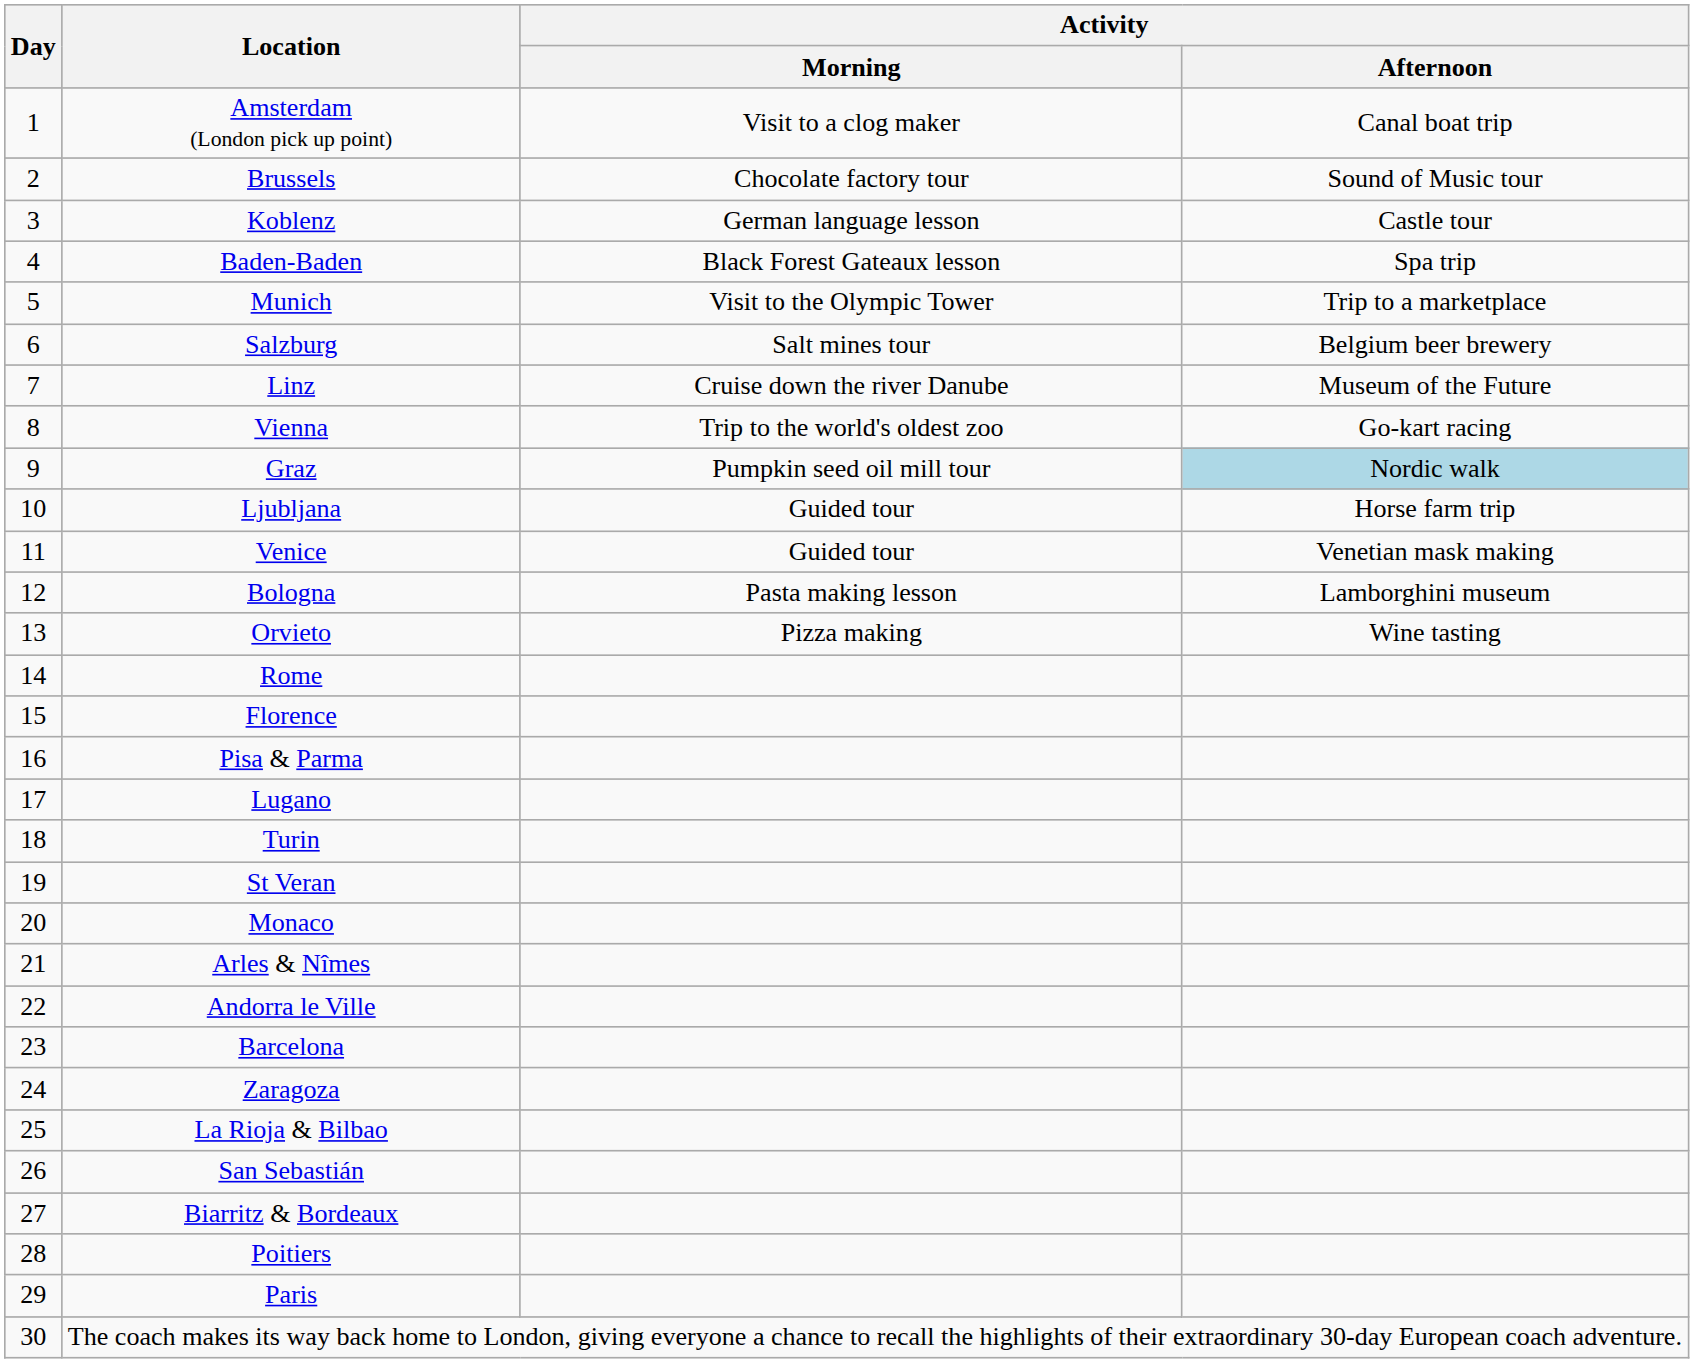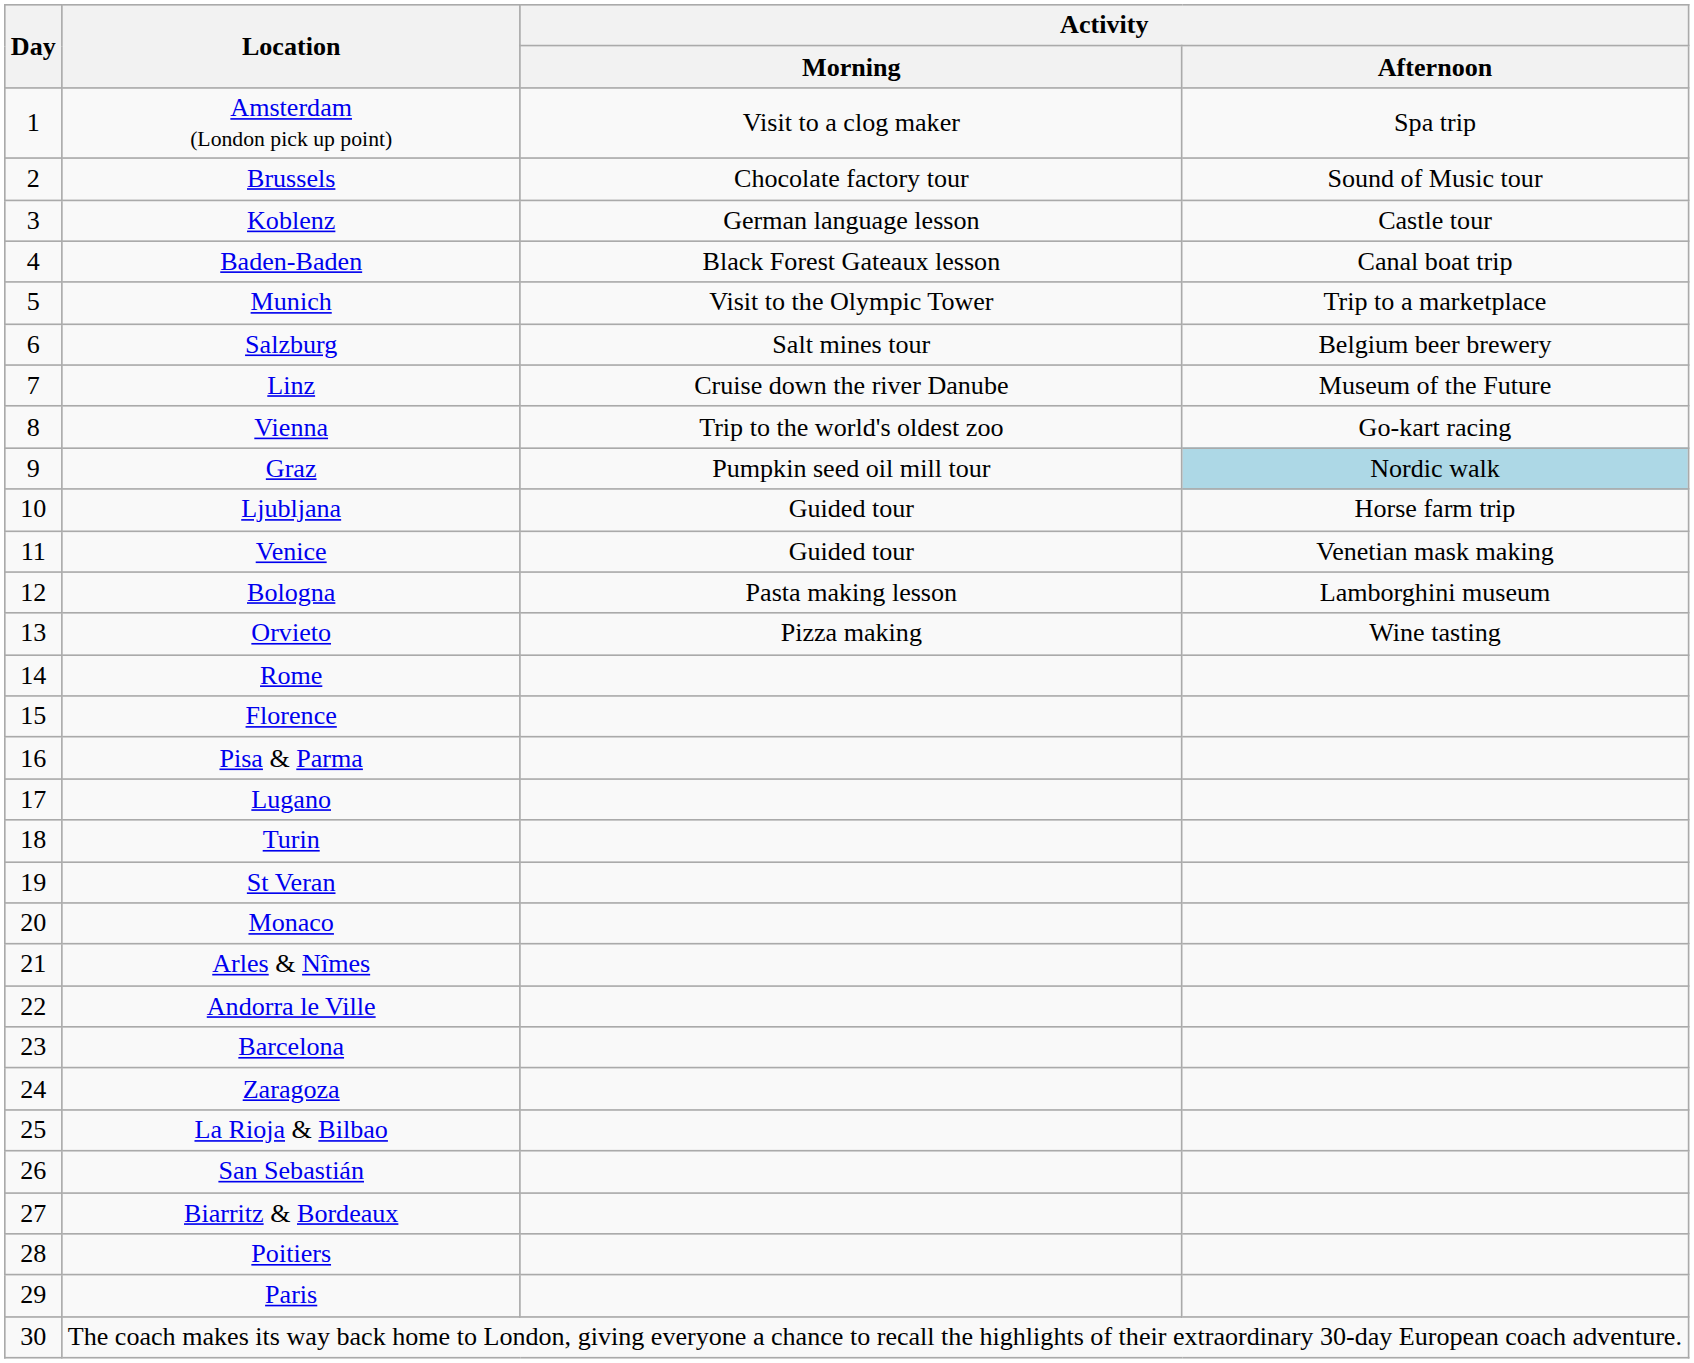(1435, 122) Canal boat trip -> (1435, 122) Spa trip
(1435, 261) Spa trip -> (1435, 261) Canal boat trip
